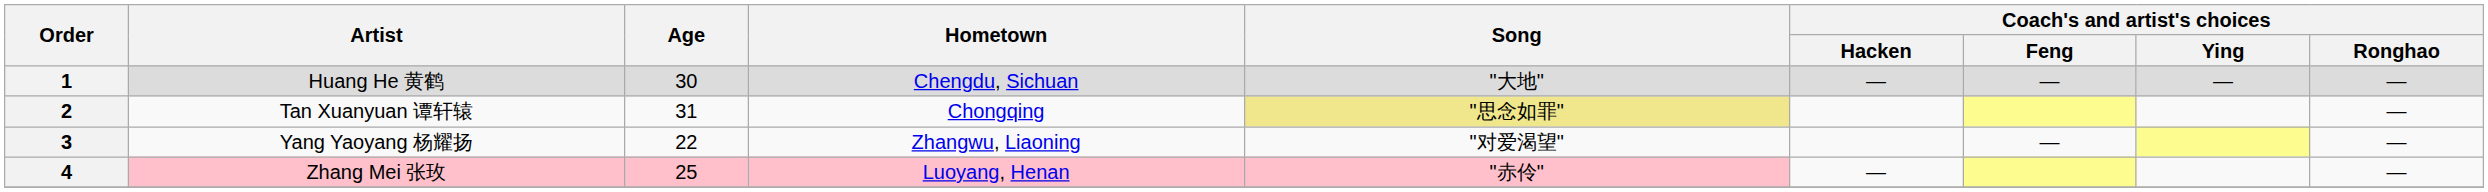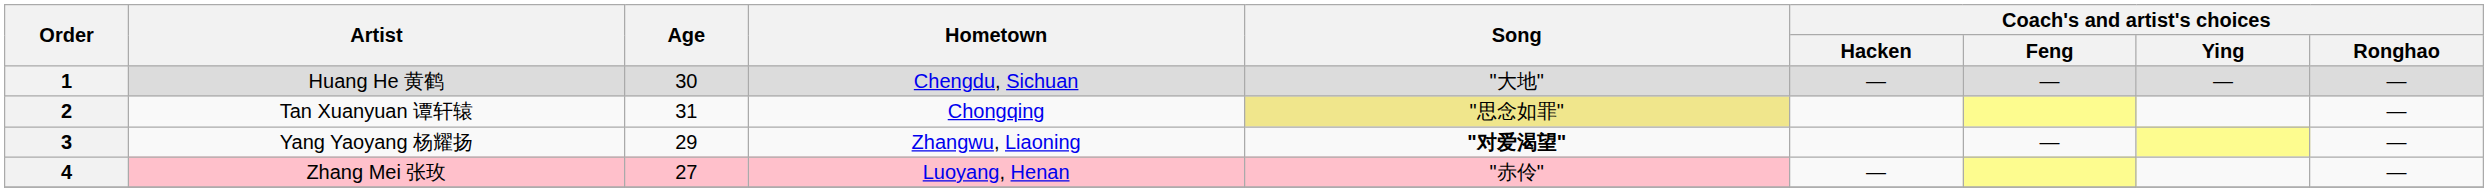(686, 142) 22 -> (686, 142) 29
(1517, 142) normal -> (1517, 142) bold
(686, 172) 25 -> (686, 172) 27
